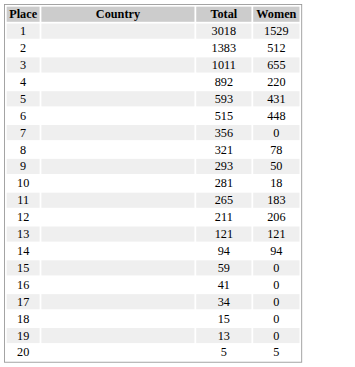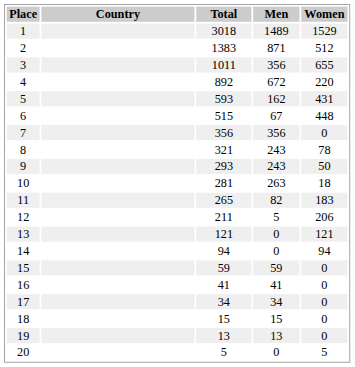+ column: (276, 14)
